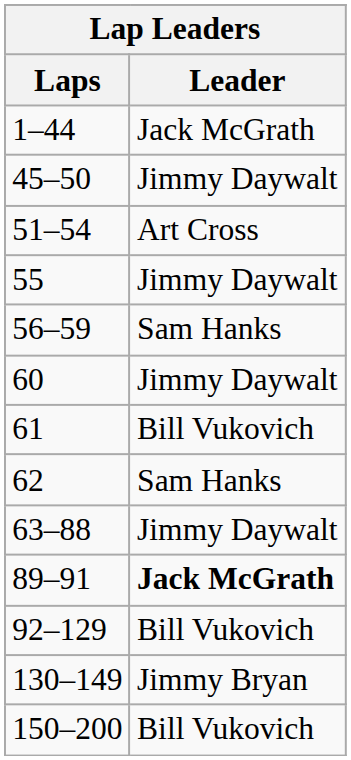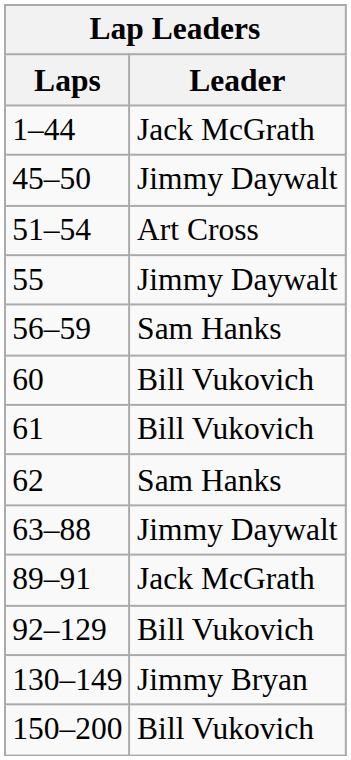(237, 379) Jimmy Daywalt -> (226, 379) Bill Vukovich
(236, 579) bold -> (226, 579) normal
